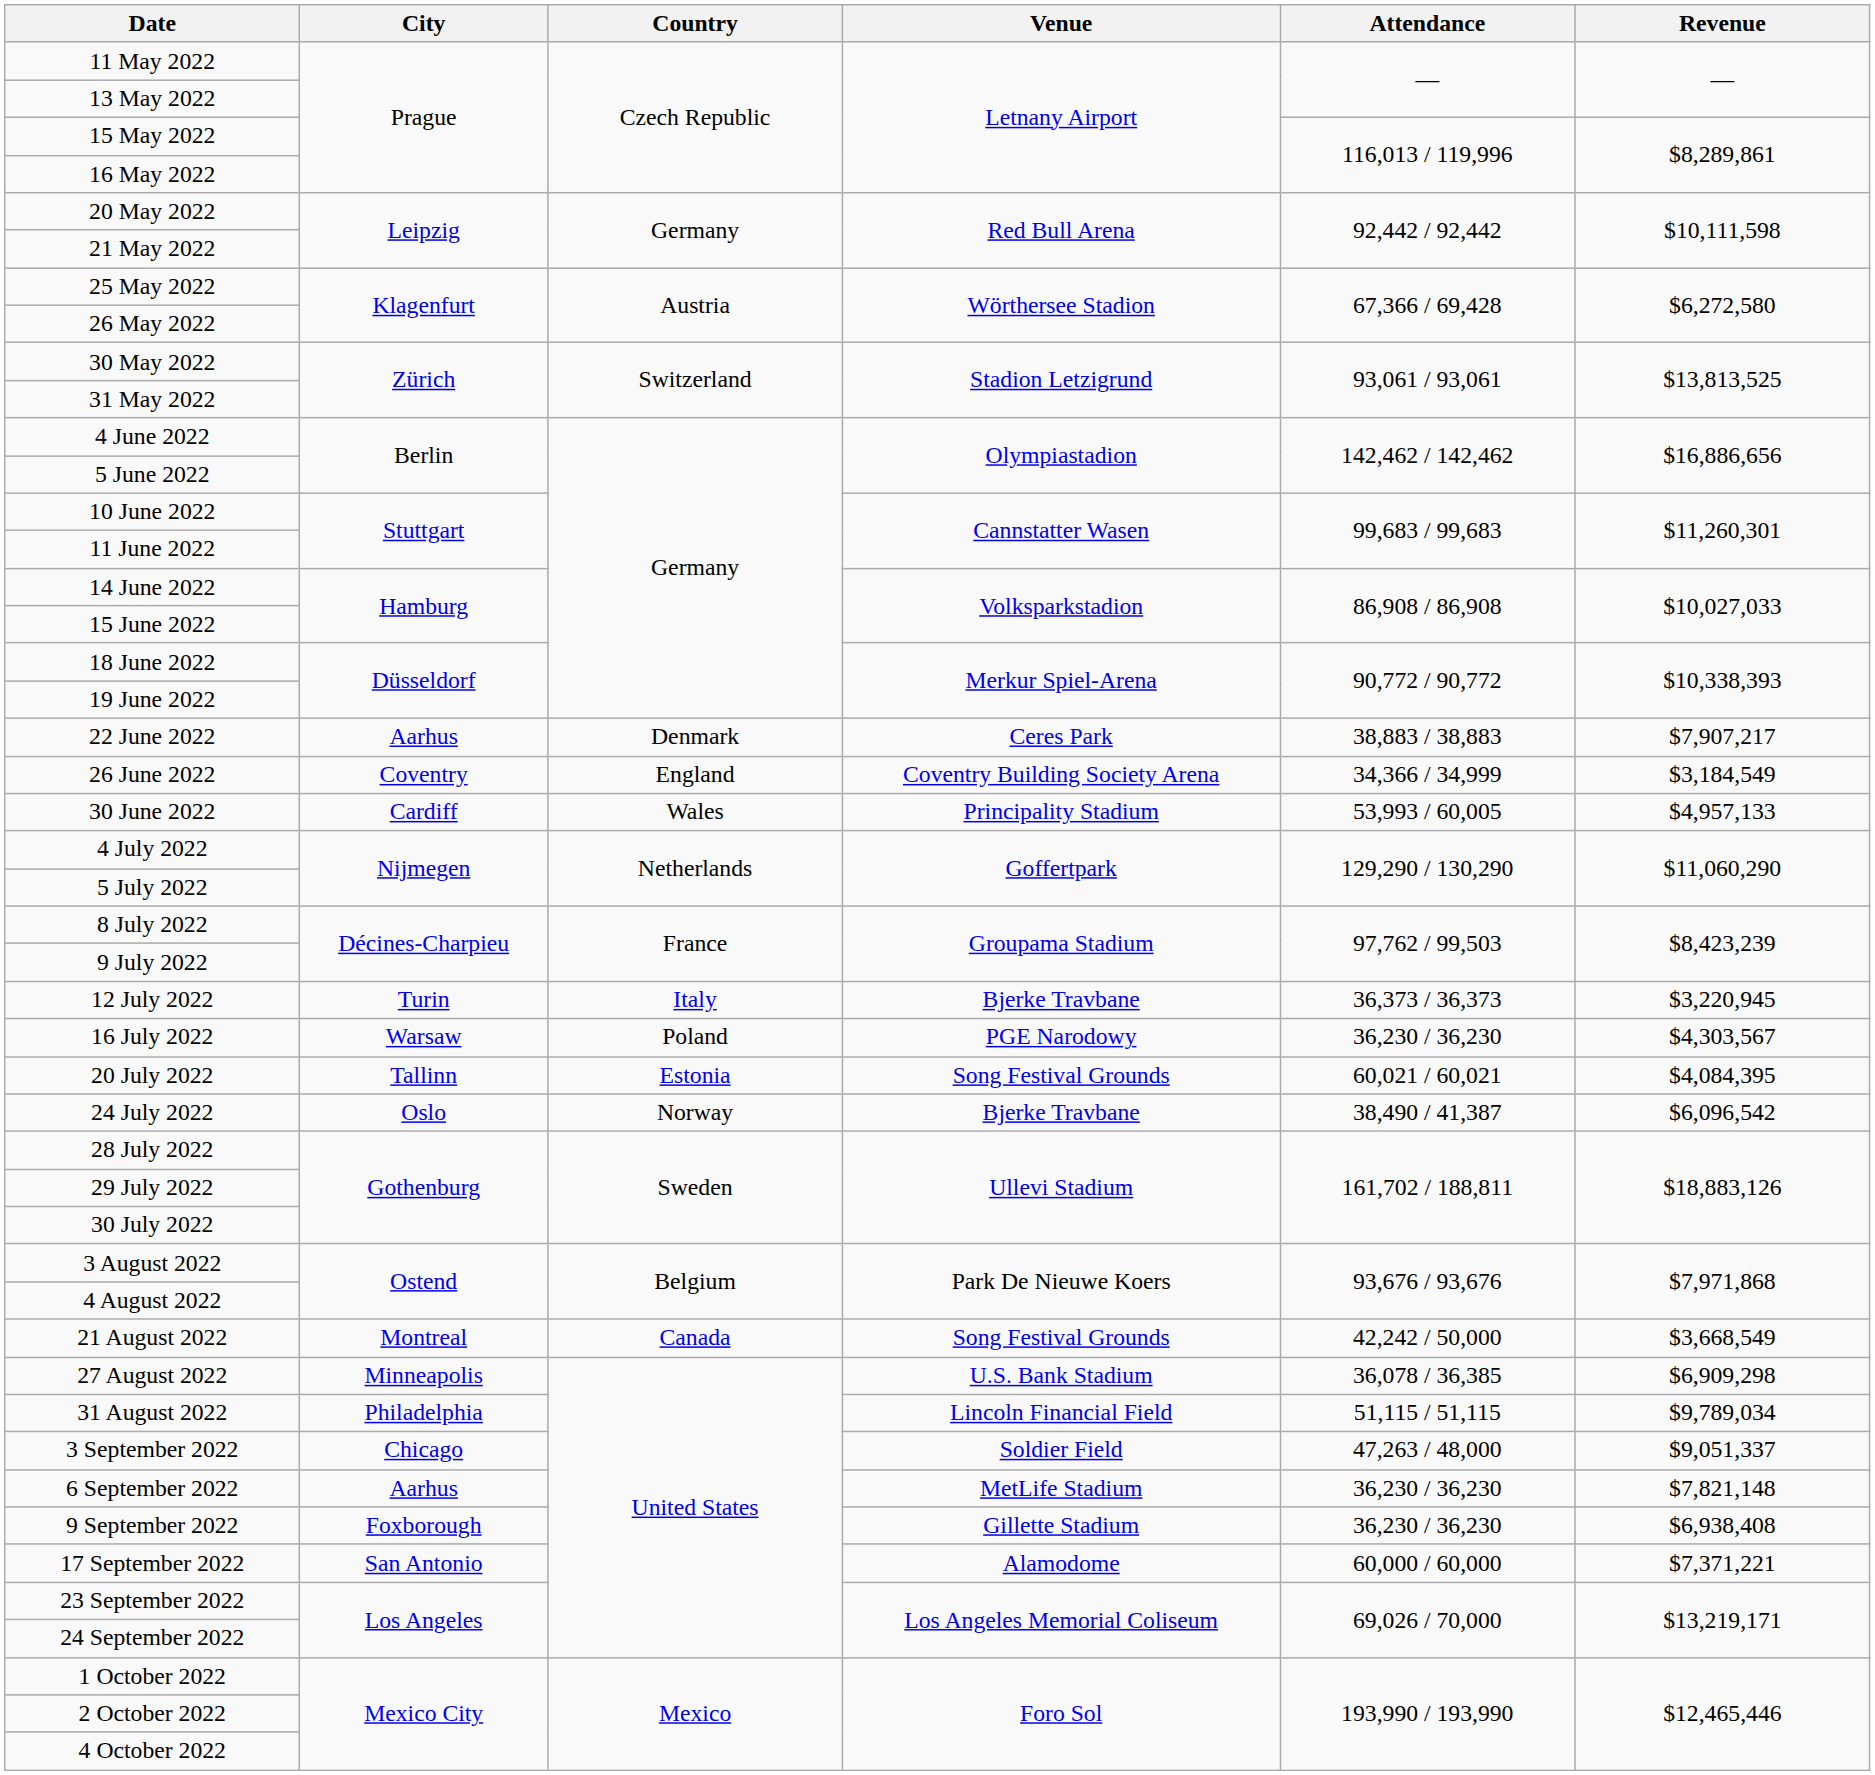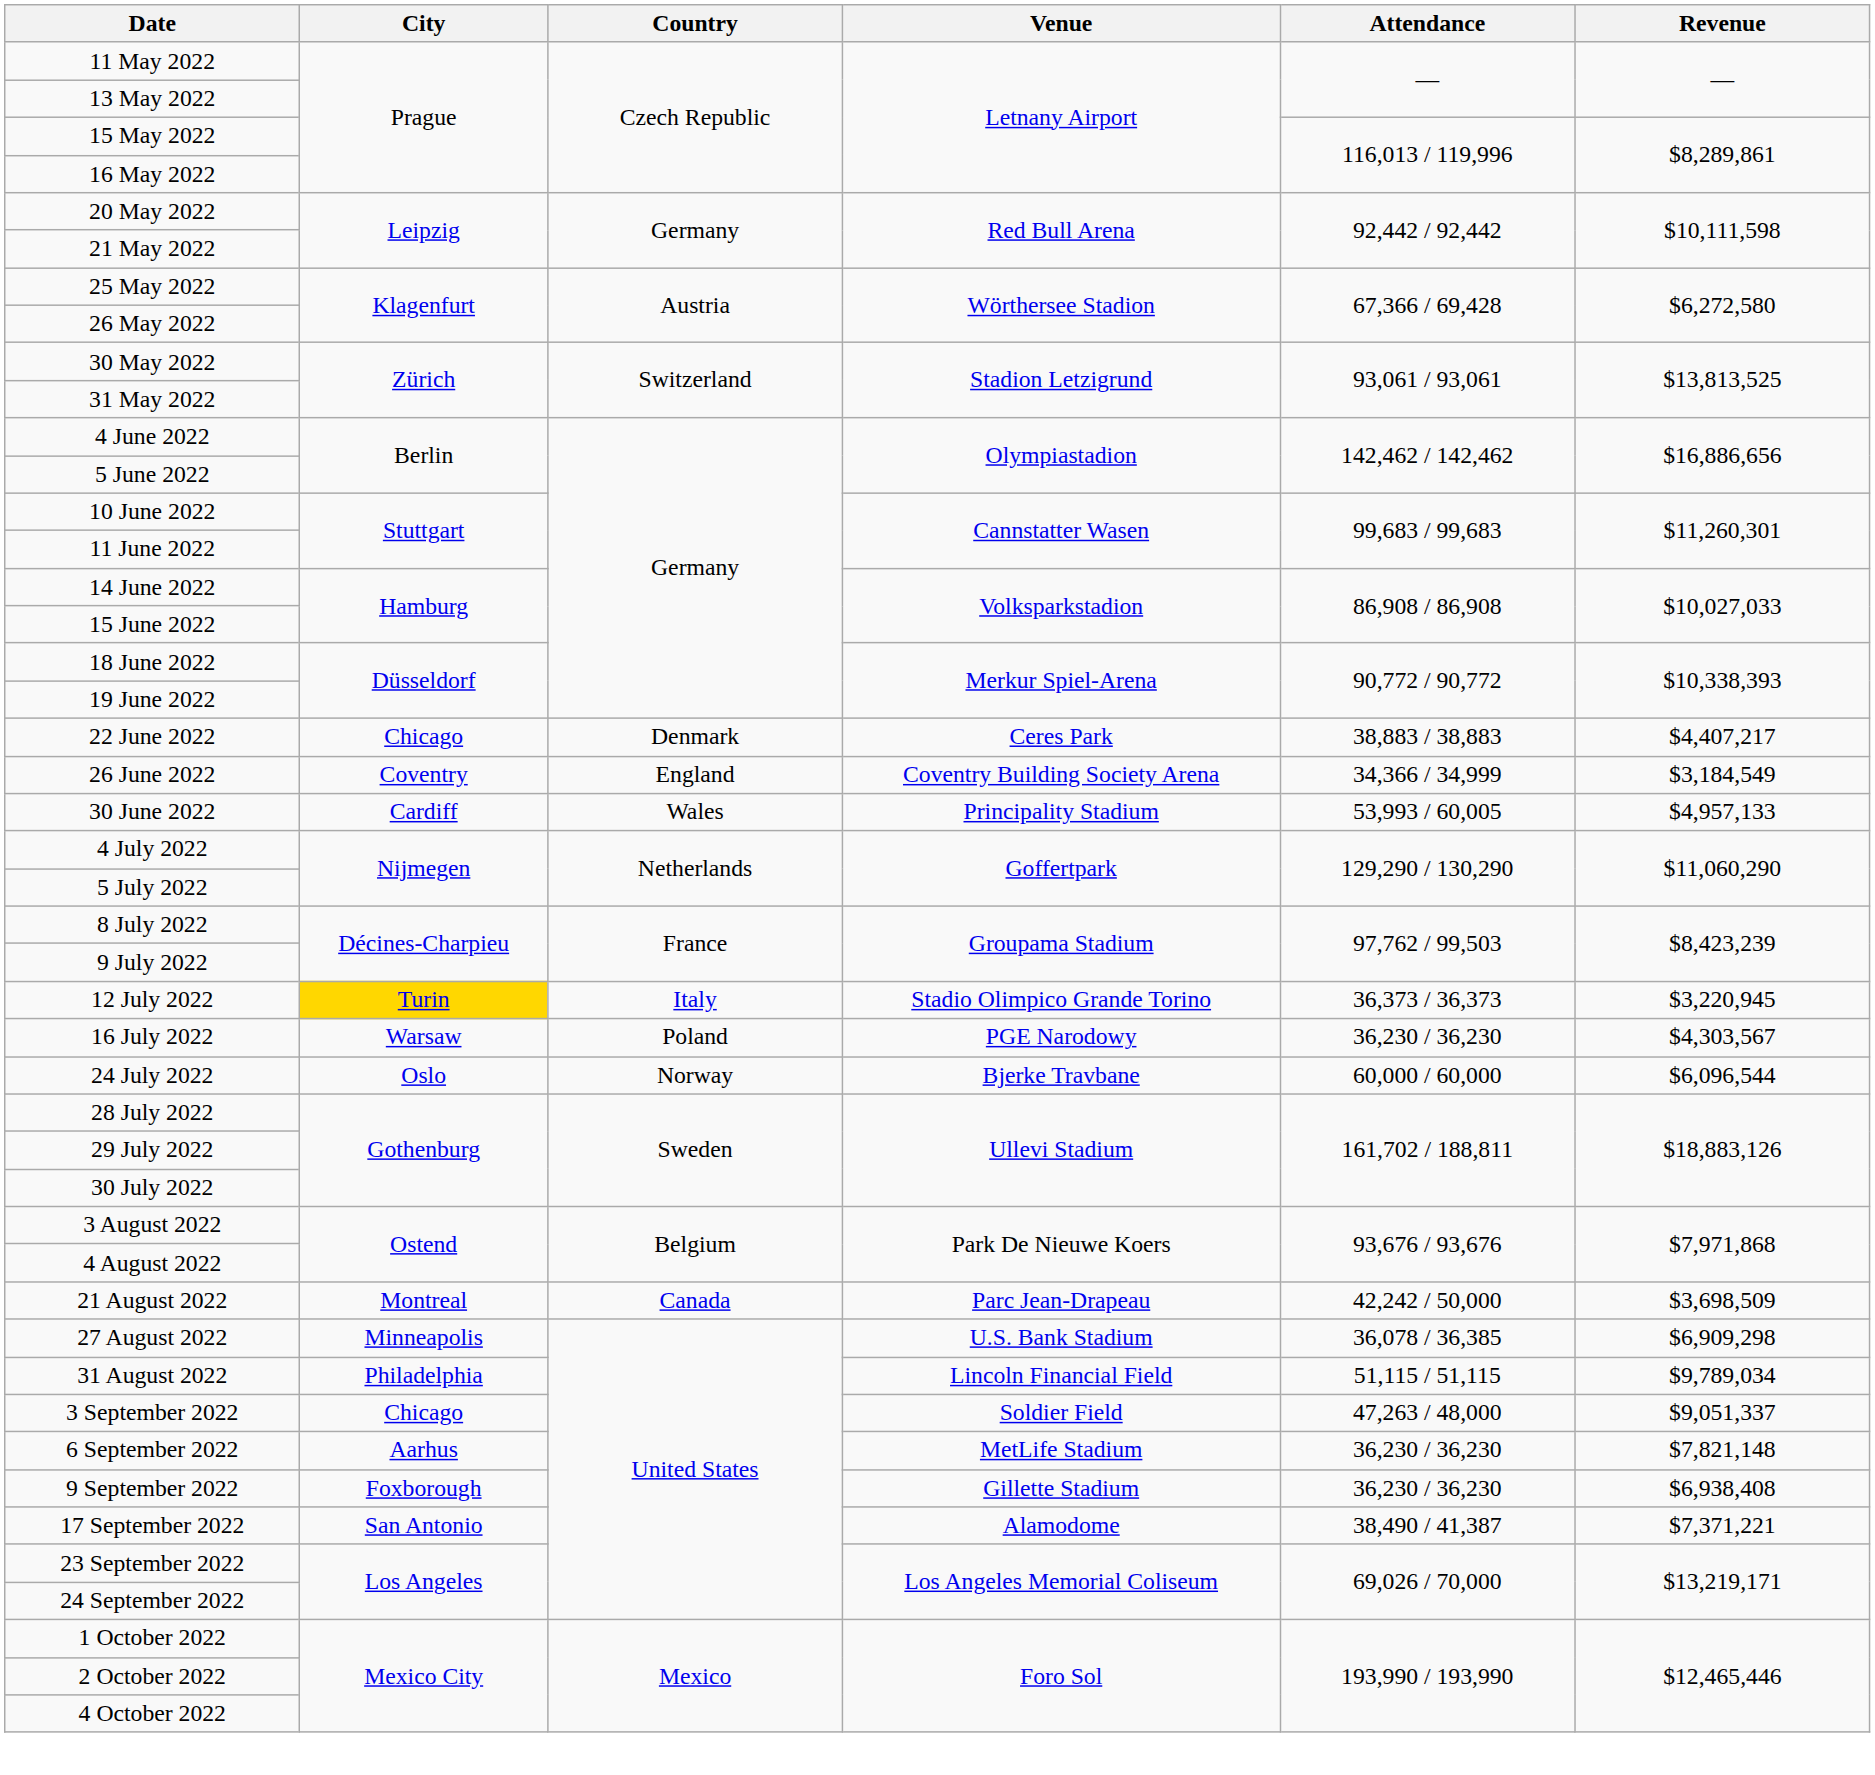(424, 736) Aarhus -> (424, 736) Chicago
(1722, 736) $7,907,217 -> (1722, 736) $4,407,217
(424, 999) no background -> (424, 999) gold background
(1061, 999) Bjerke Travbane -> (1061, 999) Stadio Olimpico Grande Torino
- row: (152, 1074)
(1427, 1112) 38,490 / 41,387 -> (1427, 1074) 60,000 / 60,000
(1722, 1112) $6,096,542 -> (1722, 1074) $6,096,544
(1061, 1337) Song Festival Grounds -> (1061, 1300) Parc Jean-Drapeau
(1722, 1337) $3,668,549 -> (1722, 1300) $3,698,509
(1427, 1563) 60,000 / 60,000 -> (1427, 1525) 38,490 / 41,387
